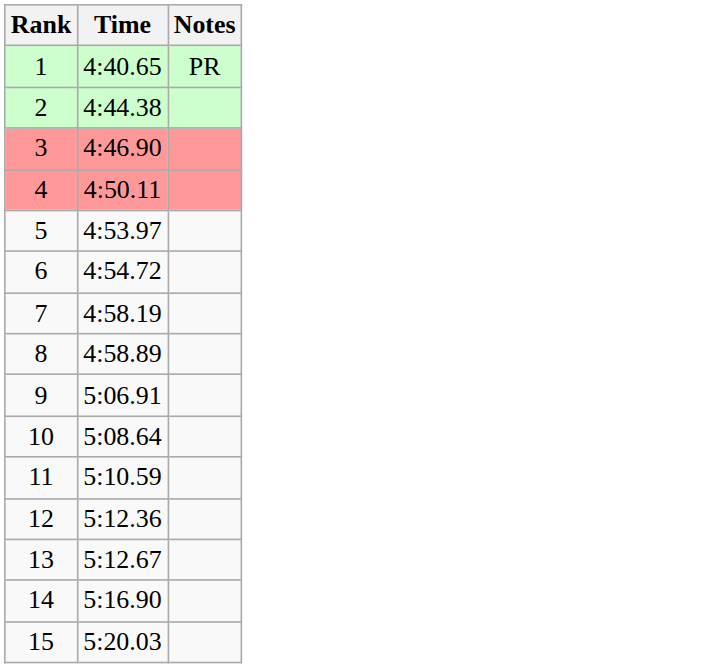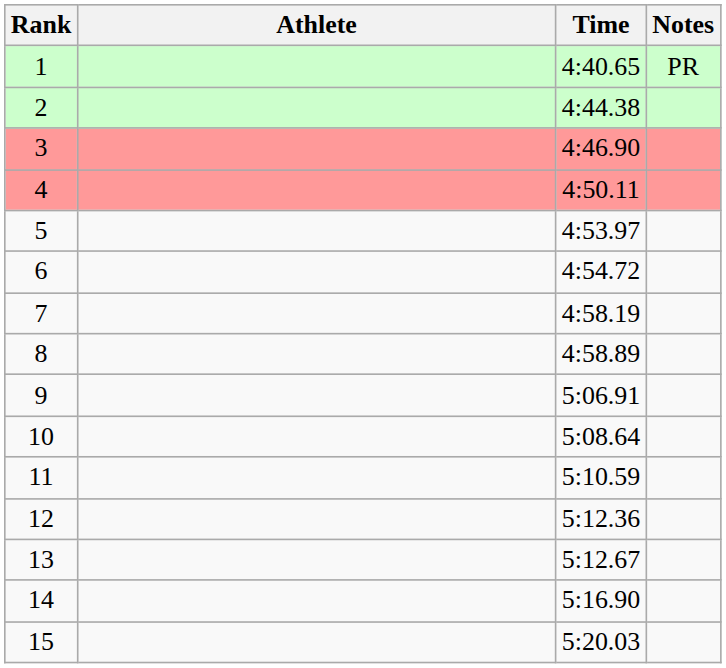+ column: (317, 25)
